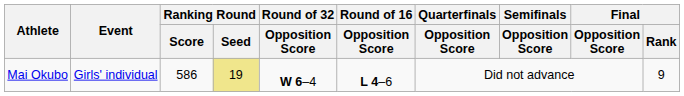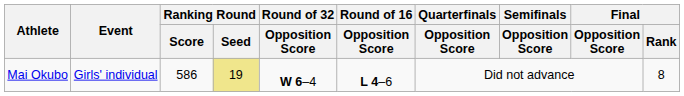(661, 75) 9 -> (661, 75) 8
